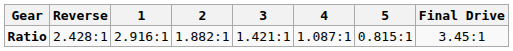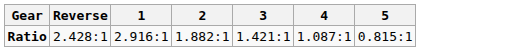- column: (462, 15)
